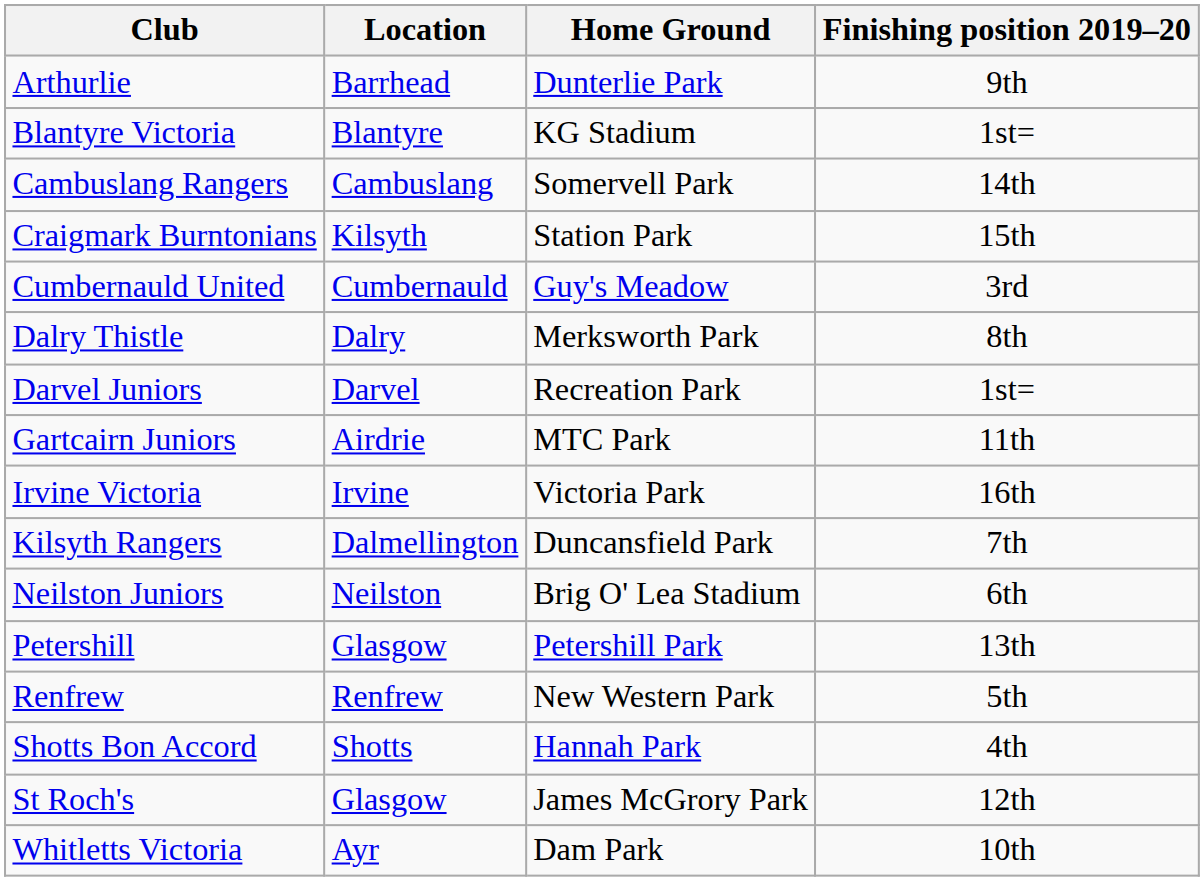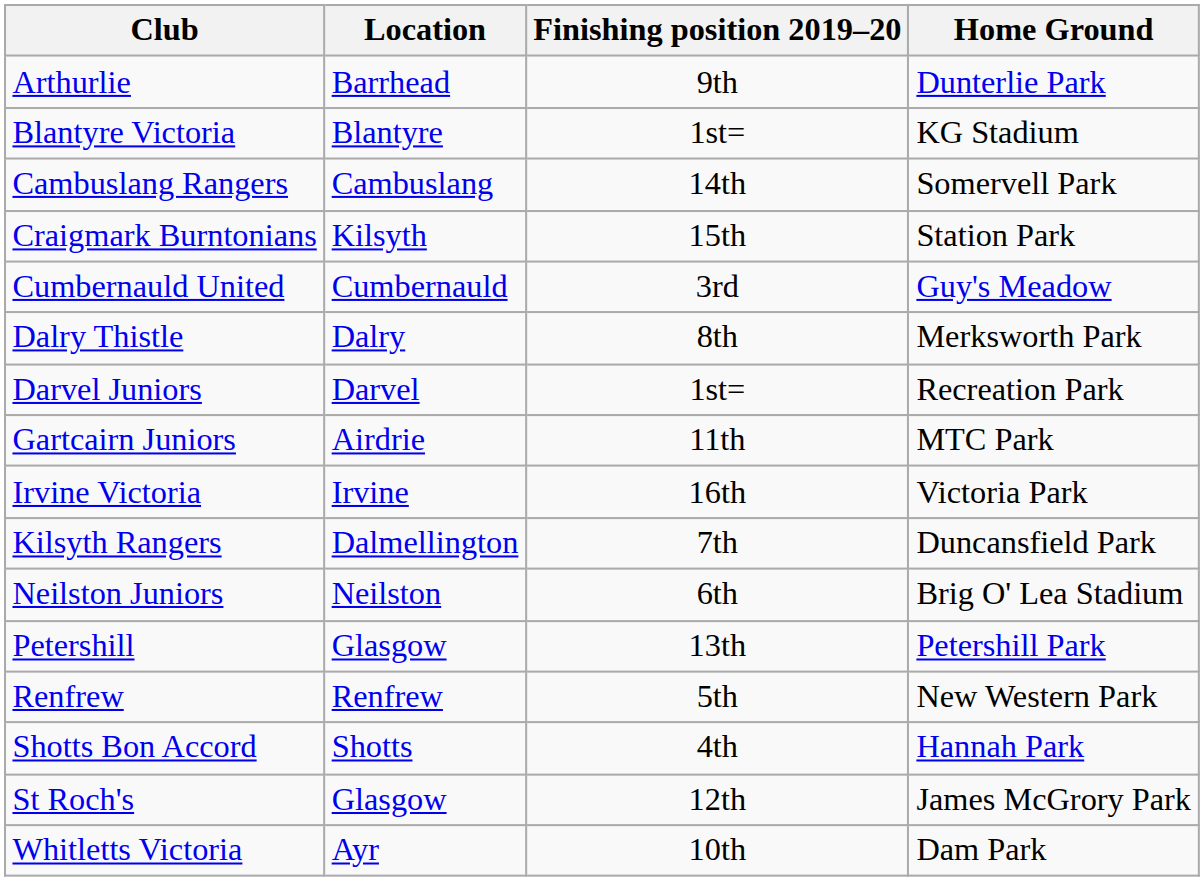columns swapped: (671, 30) <-> (1007, 30)
